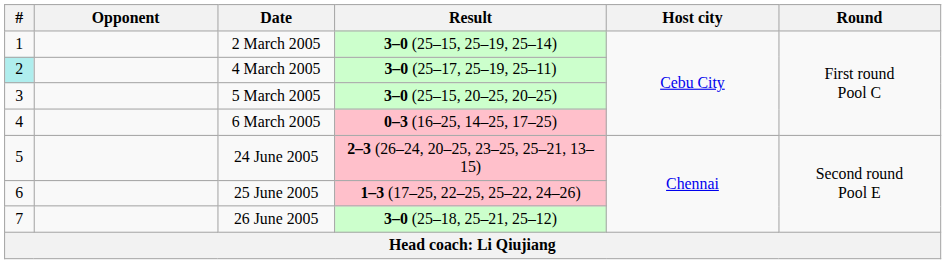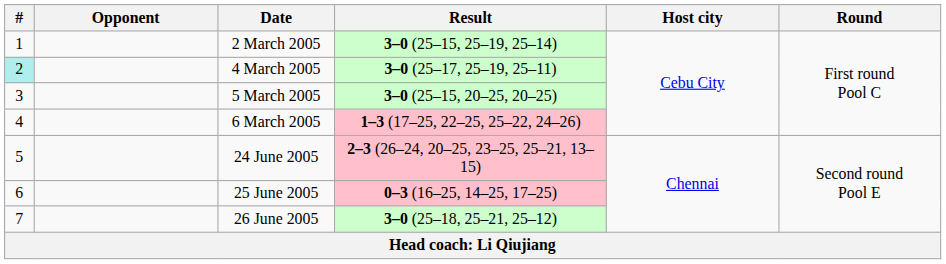(471, 122) 0–3 (16–25, 14–25, 17–25) -> (471, 122) 1–3 (17–25, 22–25, 25–22, 24–26)
(471, 193) 1–3 (17–25, 22–25, 25–22, 24–26) -> (471, 193) 0–3 (16–25, 14–25, 17–25)
